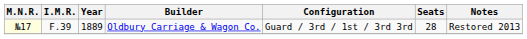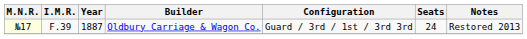(92, 27) 1889 -> (92, 27) 1887
(431, 27) 28 -> (431, 27) 24
